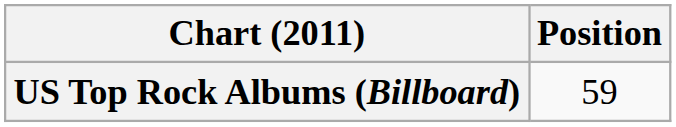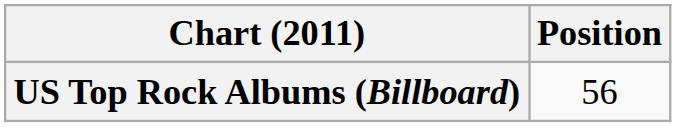(599, 90) 59 -> (599, 90) 56
